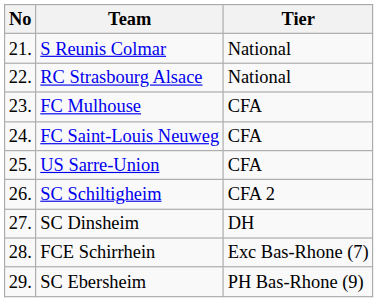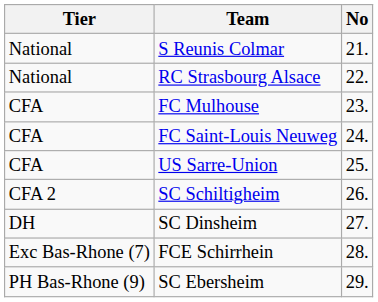columns swapped: (20, 19) <-> (298, 19)
